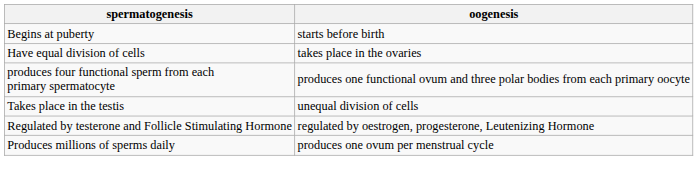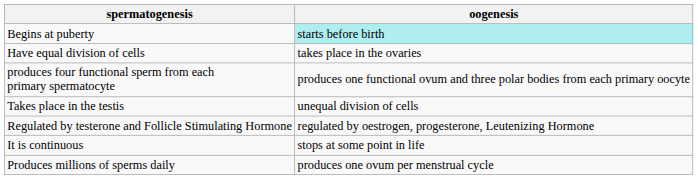(341, 33) no background -> (341, 33) paleturquoise background
+ row: (45, 145)
